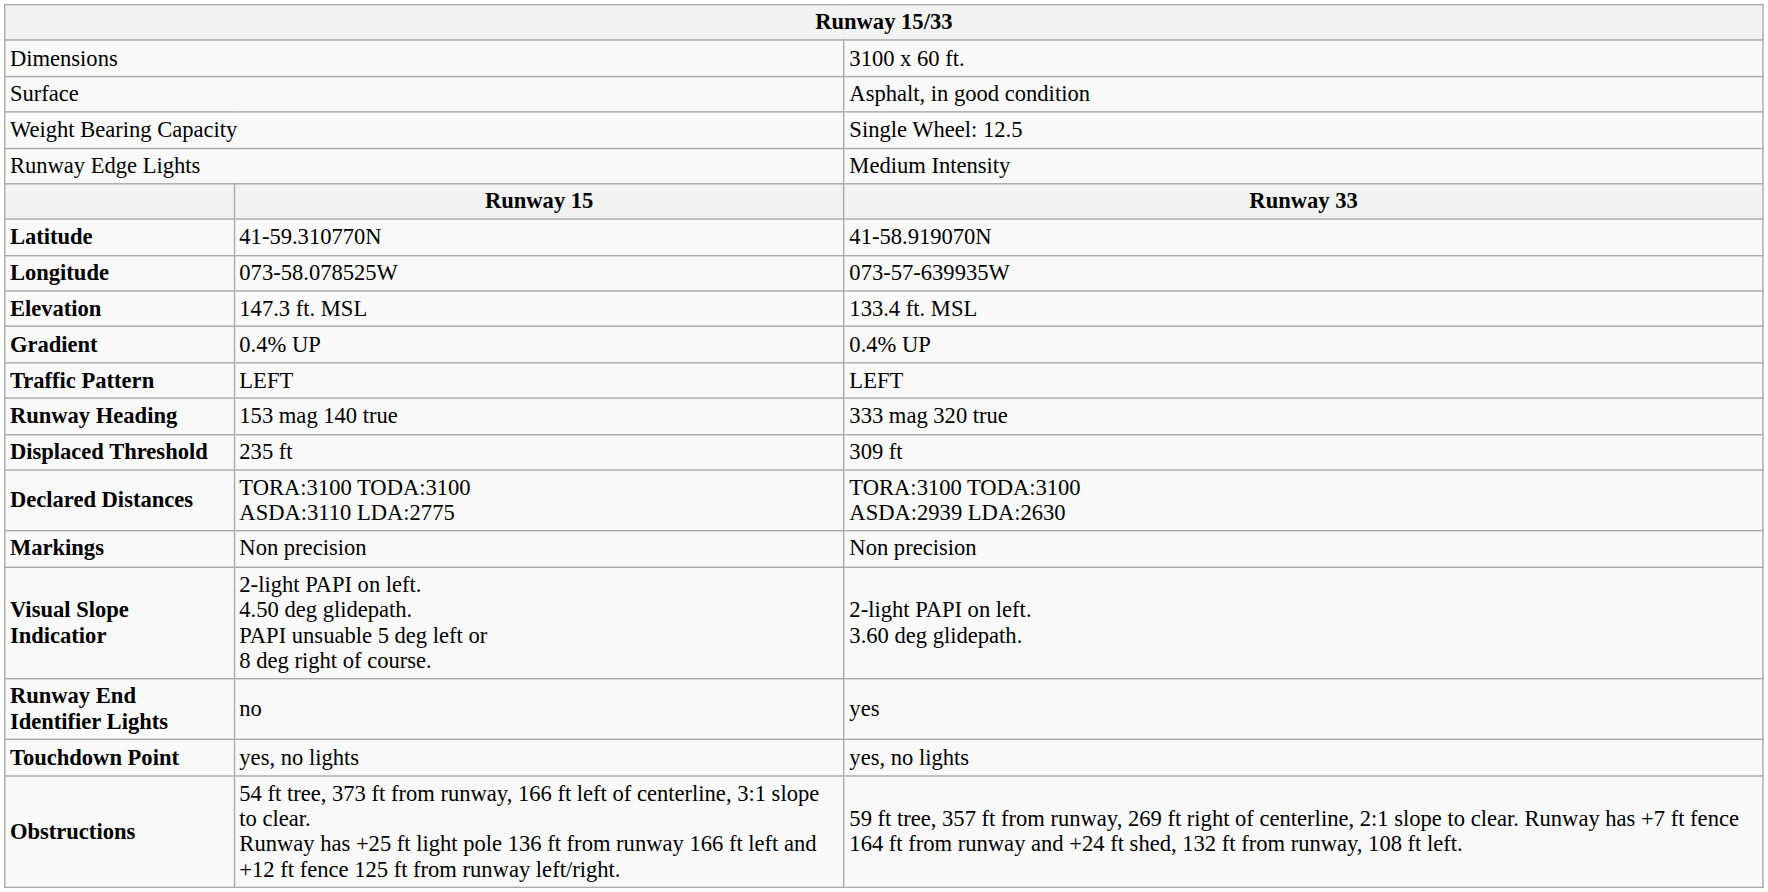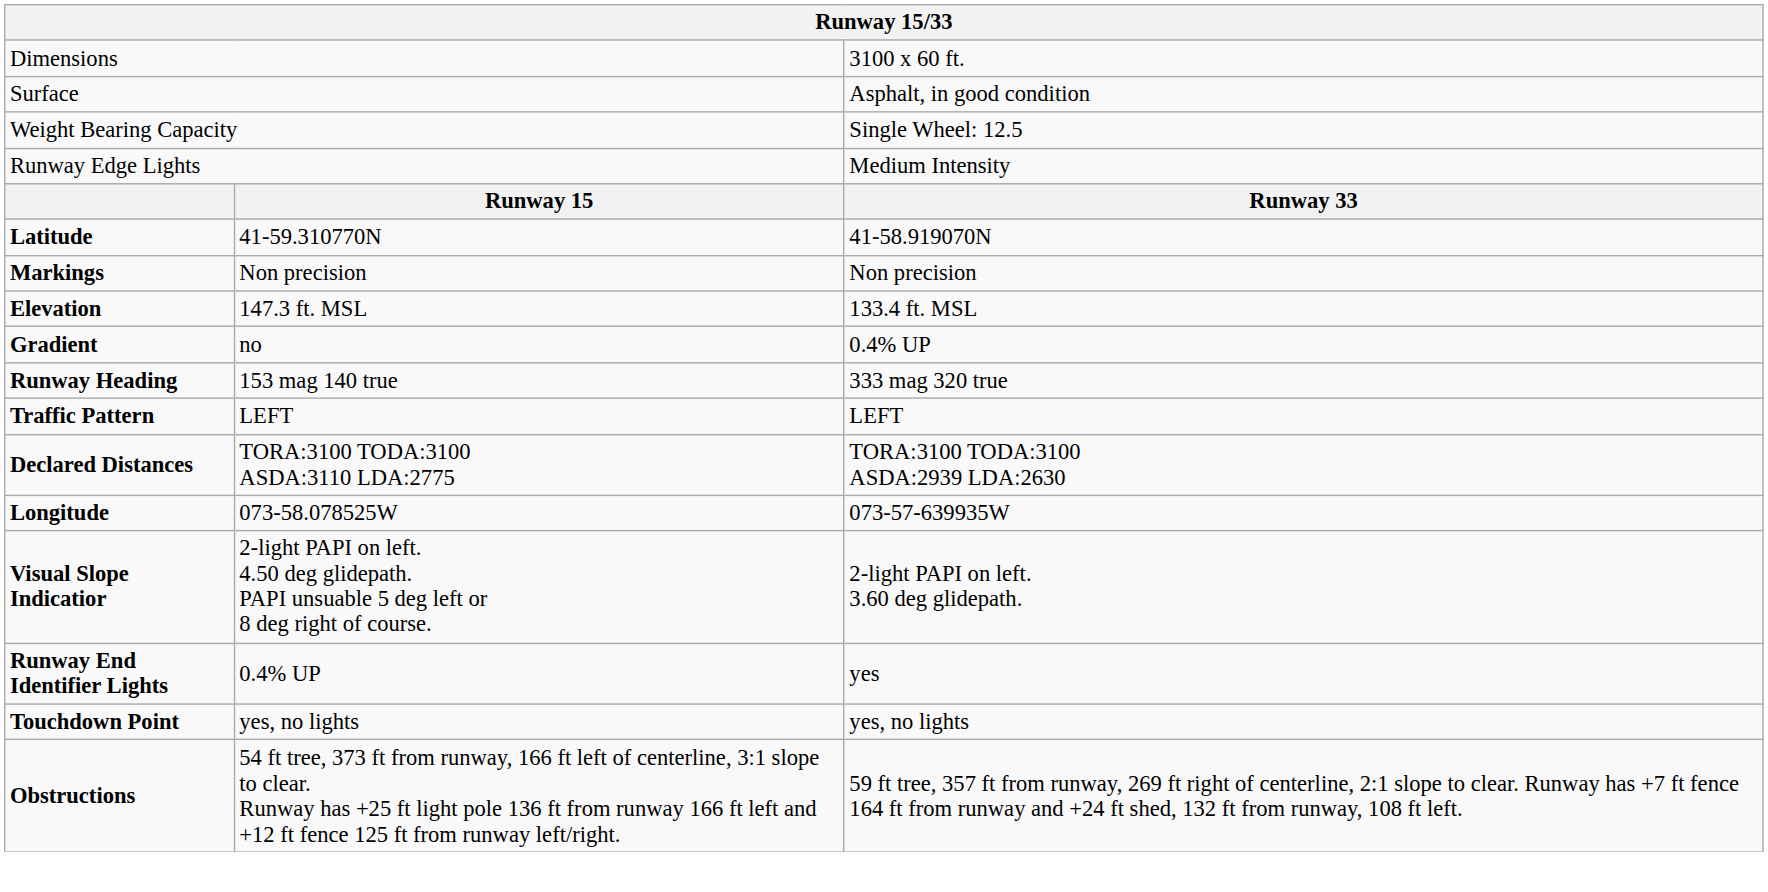rows swapped: (59, 272) <-> (57, 548)
(280, 344) 0.4% UP -> (251, 344) no
rows swapped: (82, 380) <-> (94, 415)
- row: (109, 451)
(251, 709) no -> (280, 673) 0.4% UP
